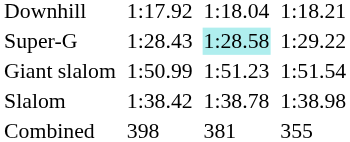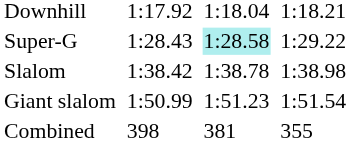rows swapped: (60, 70) <-> (35, 100)
